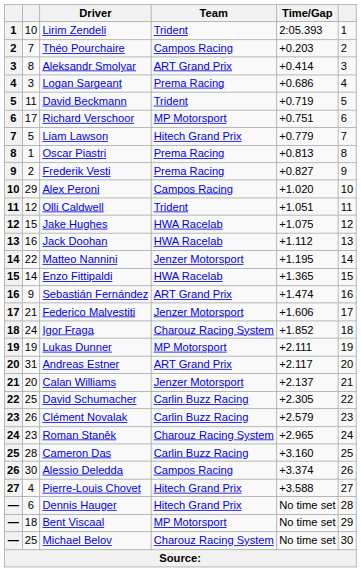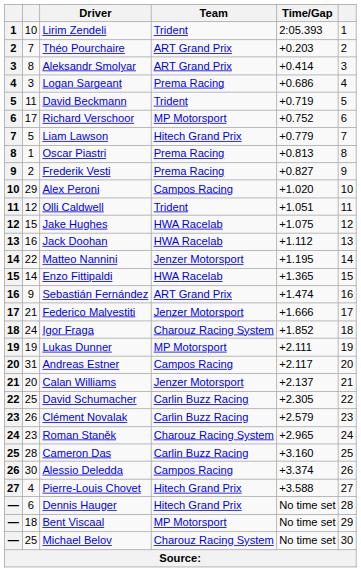(193, 48) Campos Racing -> (193, 48) ART Grand Prix
(296, 118) +0.751 -> (296, 118) +0.752
(296, 312) +1.606 -> (296, 312) +1.666
(193, 364) ART Grand Prix -> (193, 364) Campos Racing
